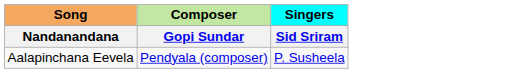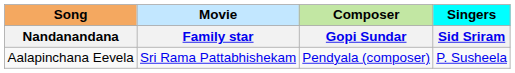+ column: (218, 36)
